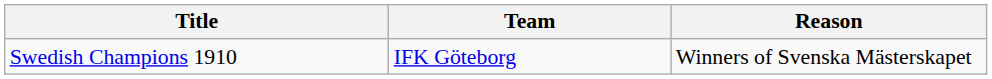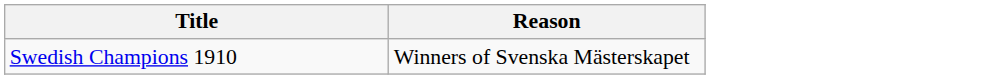- column: (530, 21)
